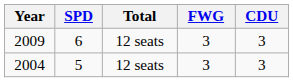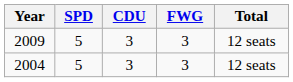columns swapped: (262, 16) <-> (140, 16)
(79, 40) 6 -> (79, 40) 5
